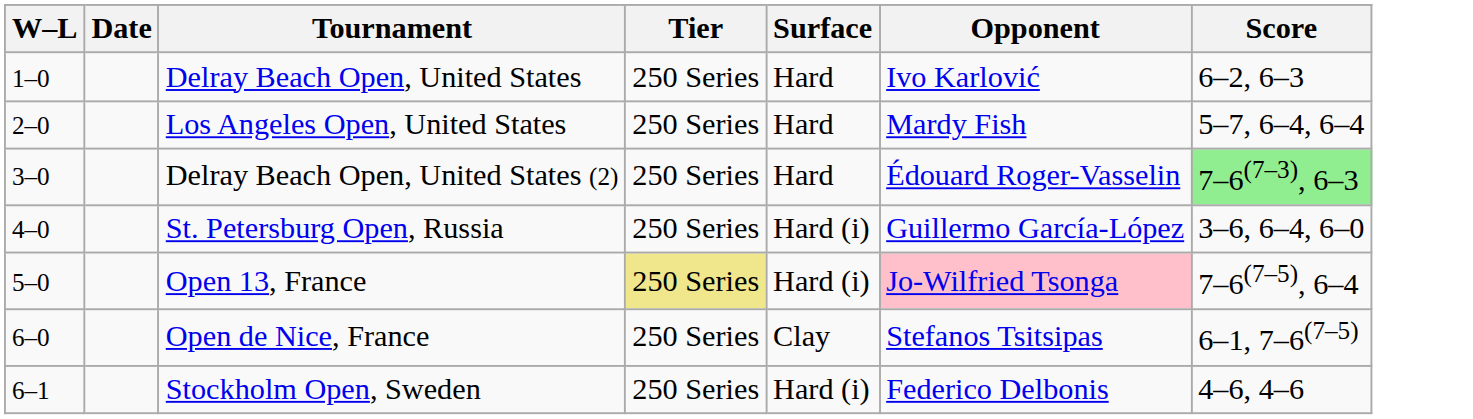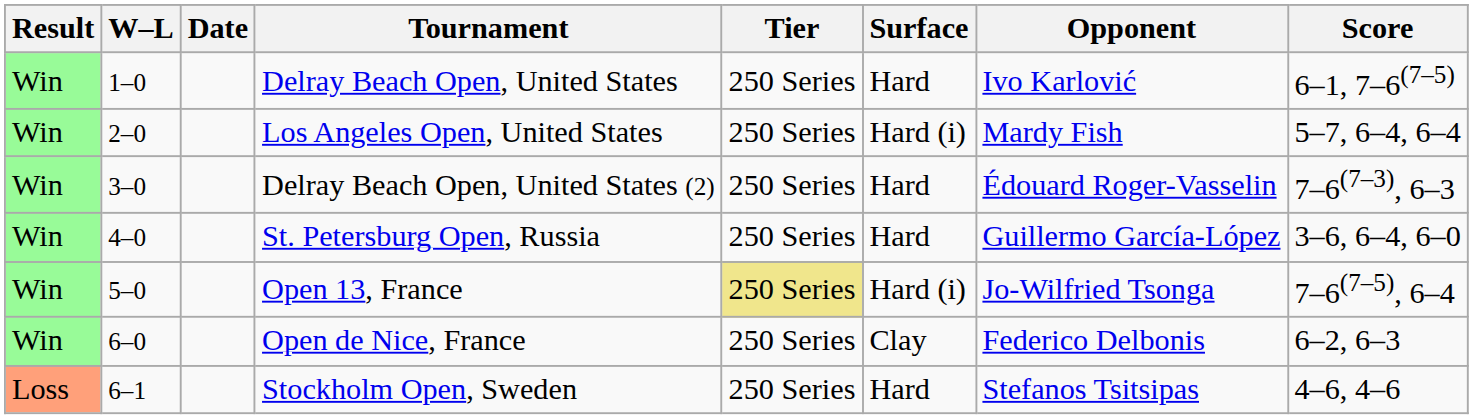+ column: (53, 28)
(1251, 76) 6–2, 6–3 -> (1375, 80) 6–1, 7–6(7–5)
(803, 124) Hard -> (918, 132) Hard (i)
(1278, 176) lightgreen background -> (1375, 184) no background
(821, 228) Hard (i) -> (900, 236) Hard
(1002, 280) pink background -> (1098, 288) no background
(994, 336) Stefanos Tsitsipas -> (1094, 340) Federico Delbonis
(1278, 336) 6–1, 7–6(7–5) -> (1347, 340) 6–2, 6–3
(821, 388) Hard (i) -> (900, 388) Hard
(997, 388) Federico Delbonis -> (1091, 388) Stefanos Tsitsipas
